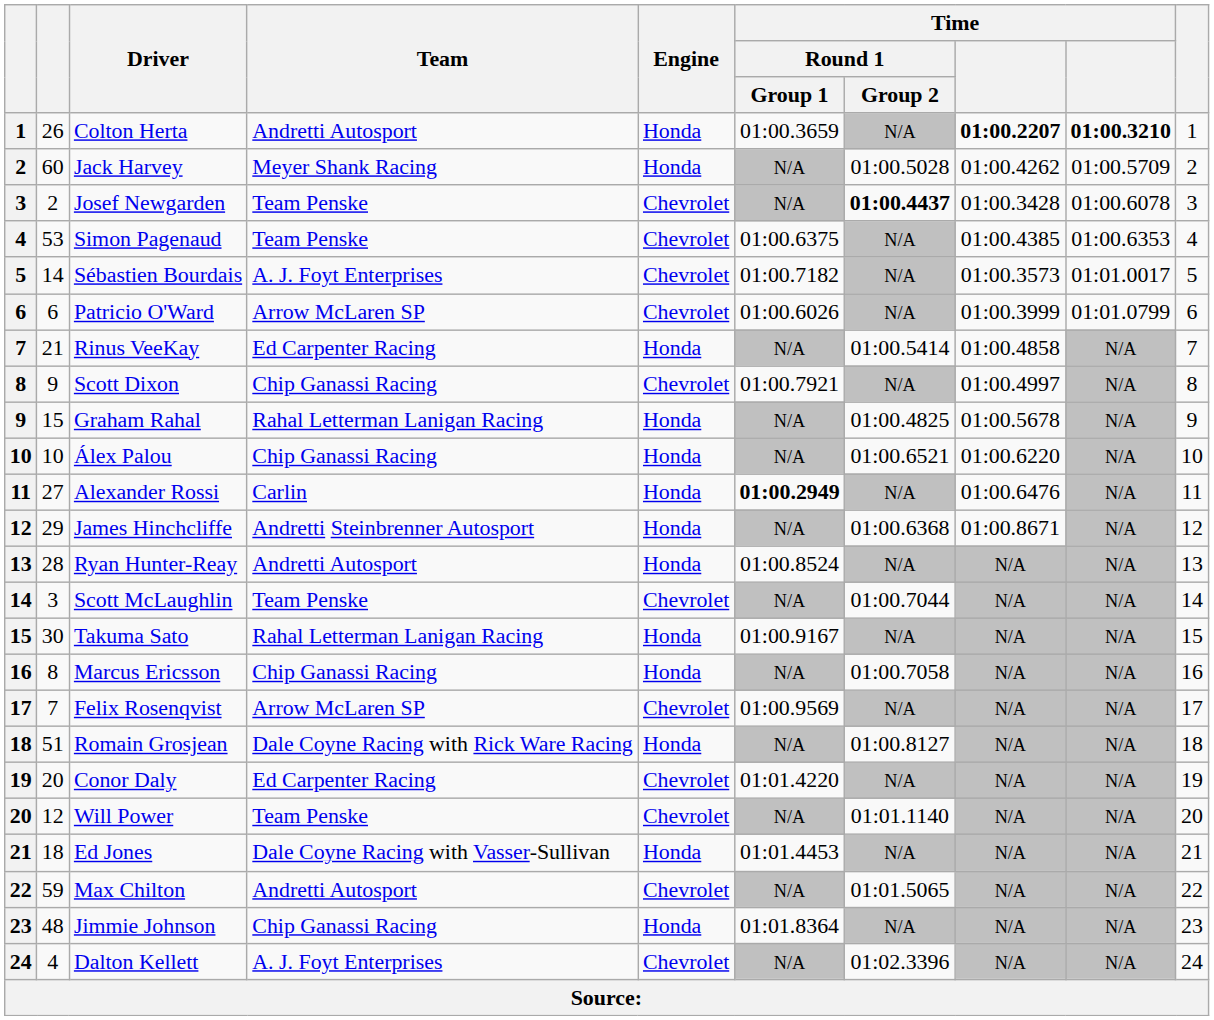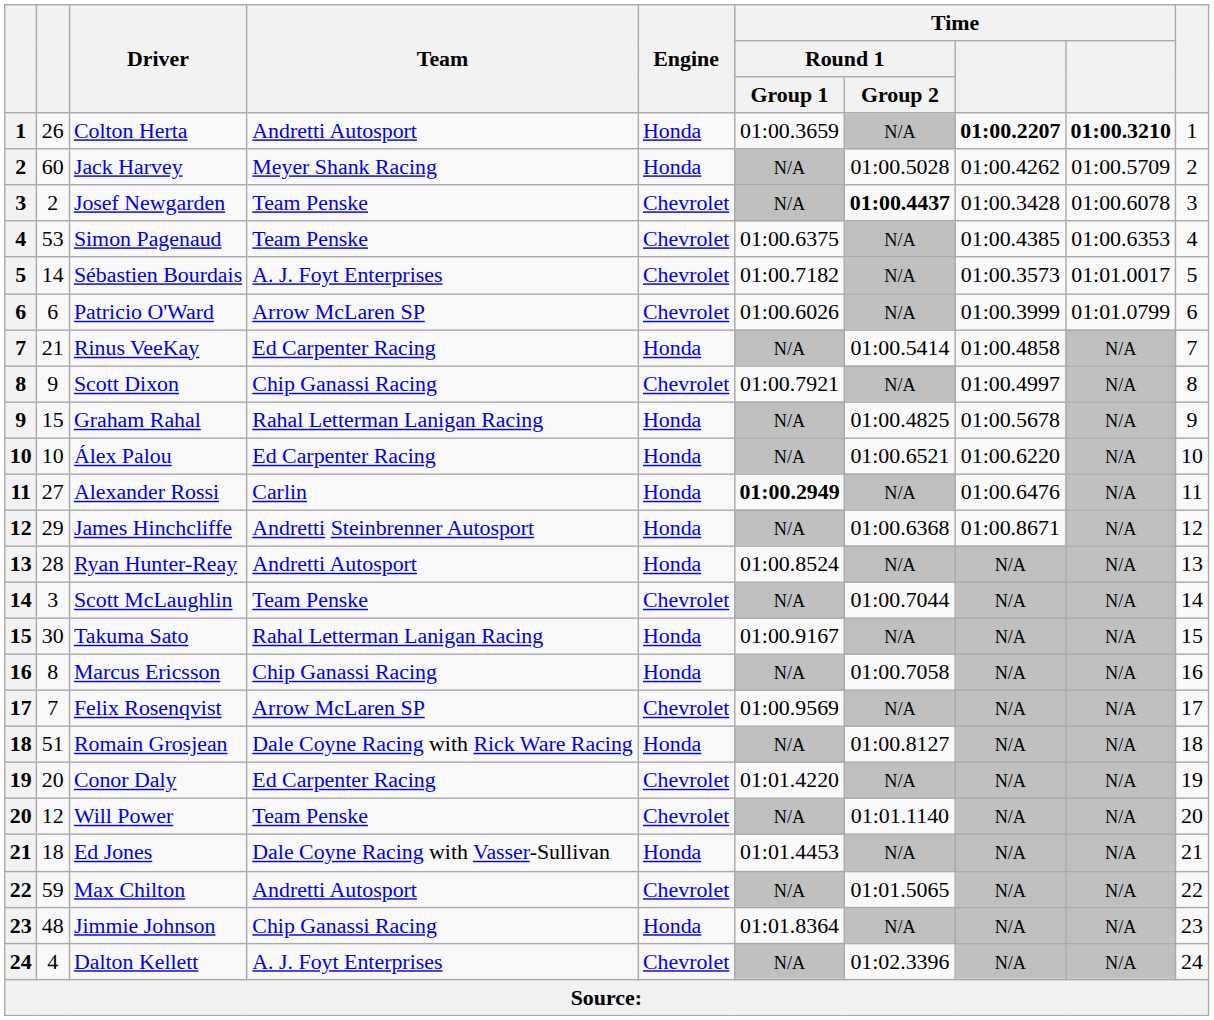(345, 455) Chip Ganassi Racing -> (344, 455) Ed Carpenter Racing
